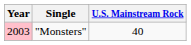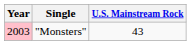(138, 31) 40 -> (138, 31) 43
